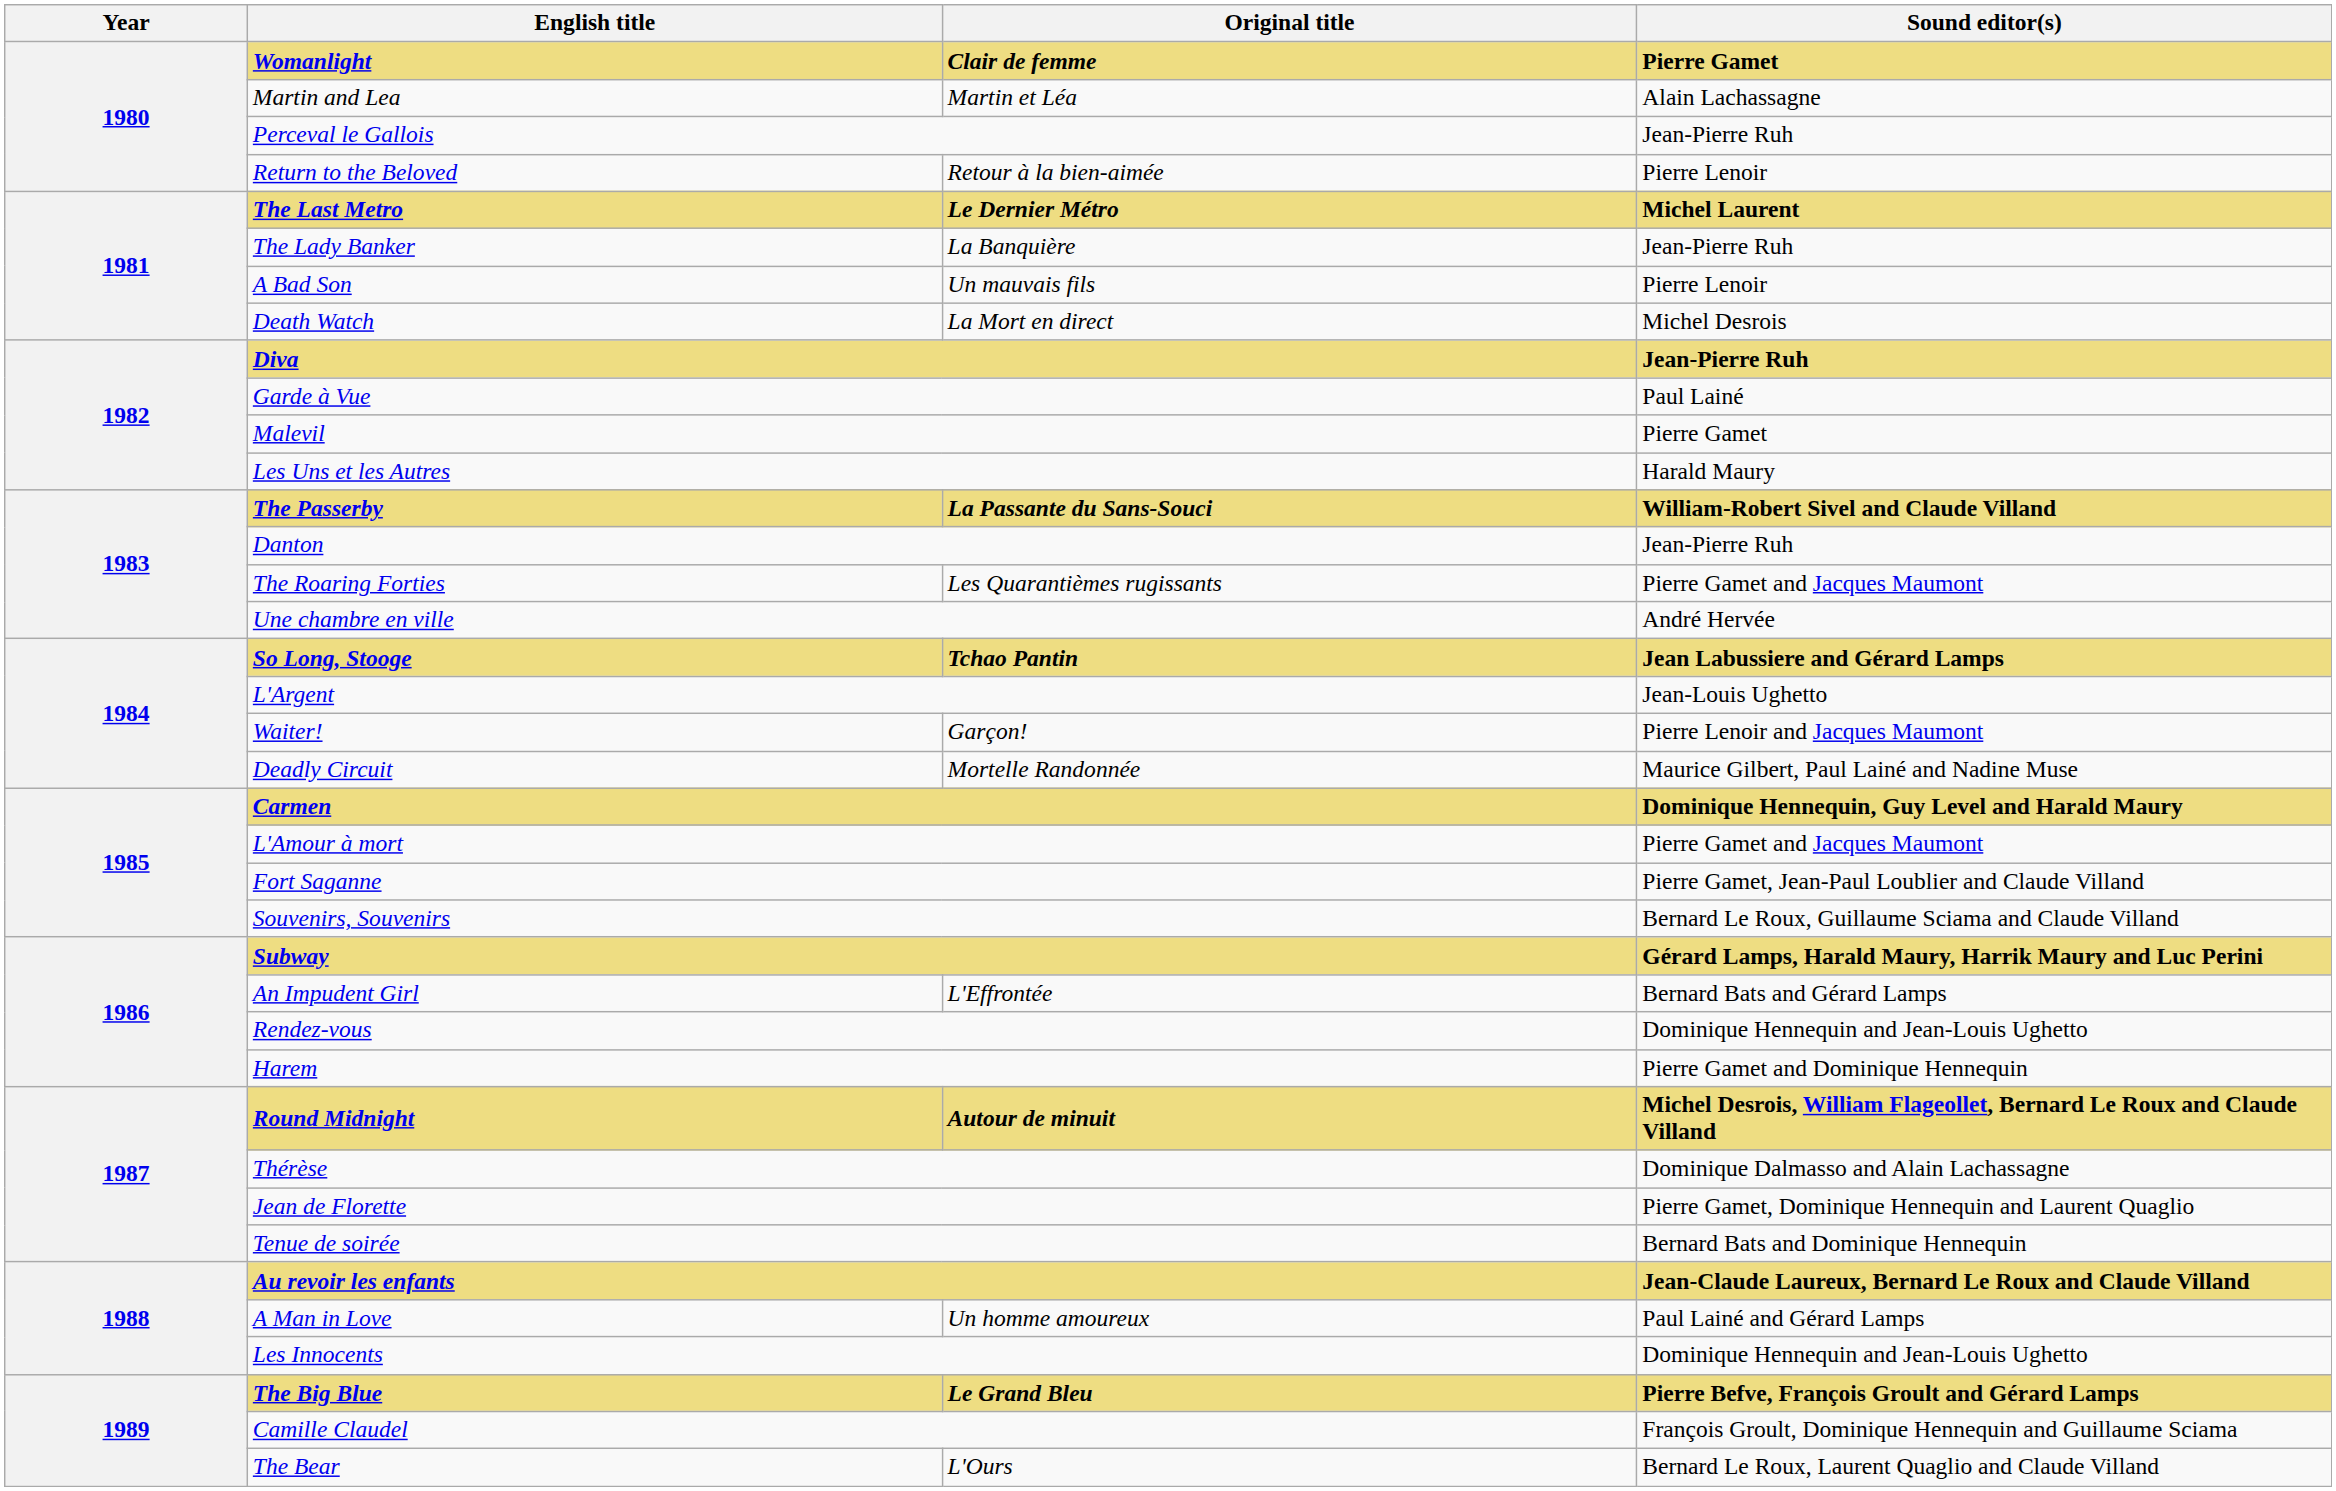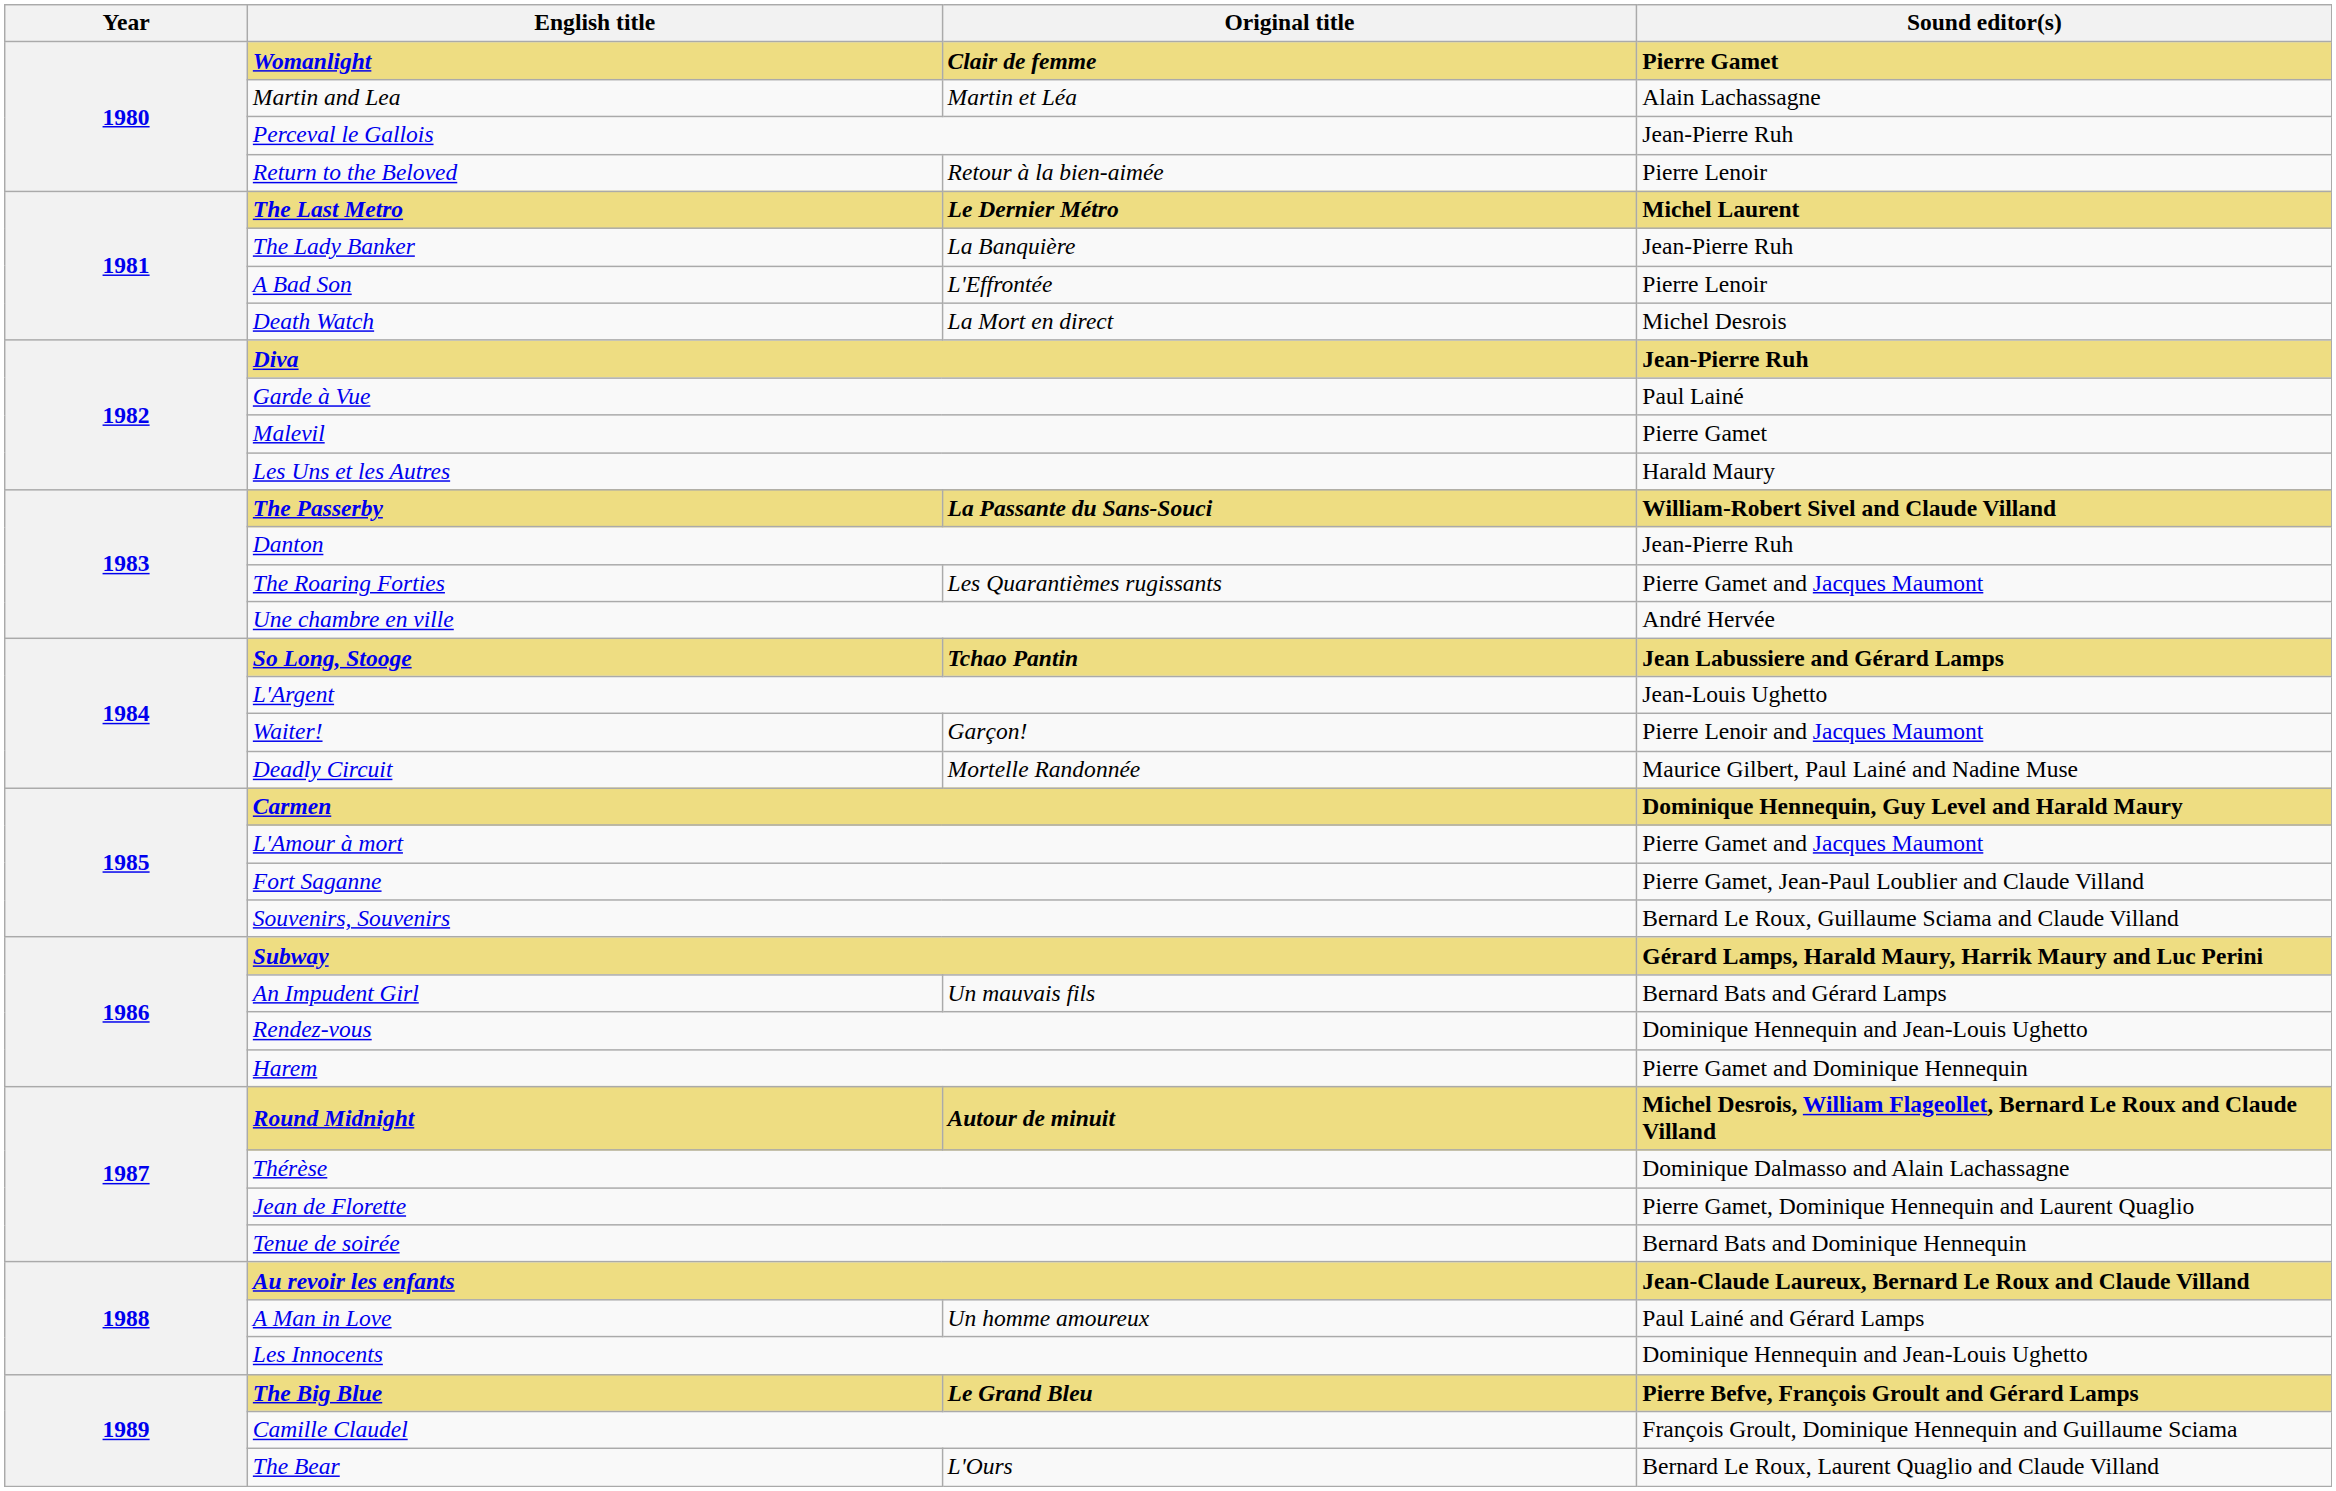(1021, 284) Un mauvais fils -> (1000, 284) L'Effrontée
(1000, 992) L'Effrontée -> (1021, 992) Un mauvais fils
